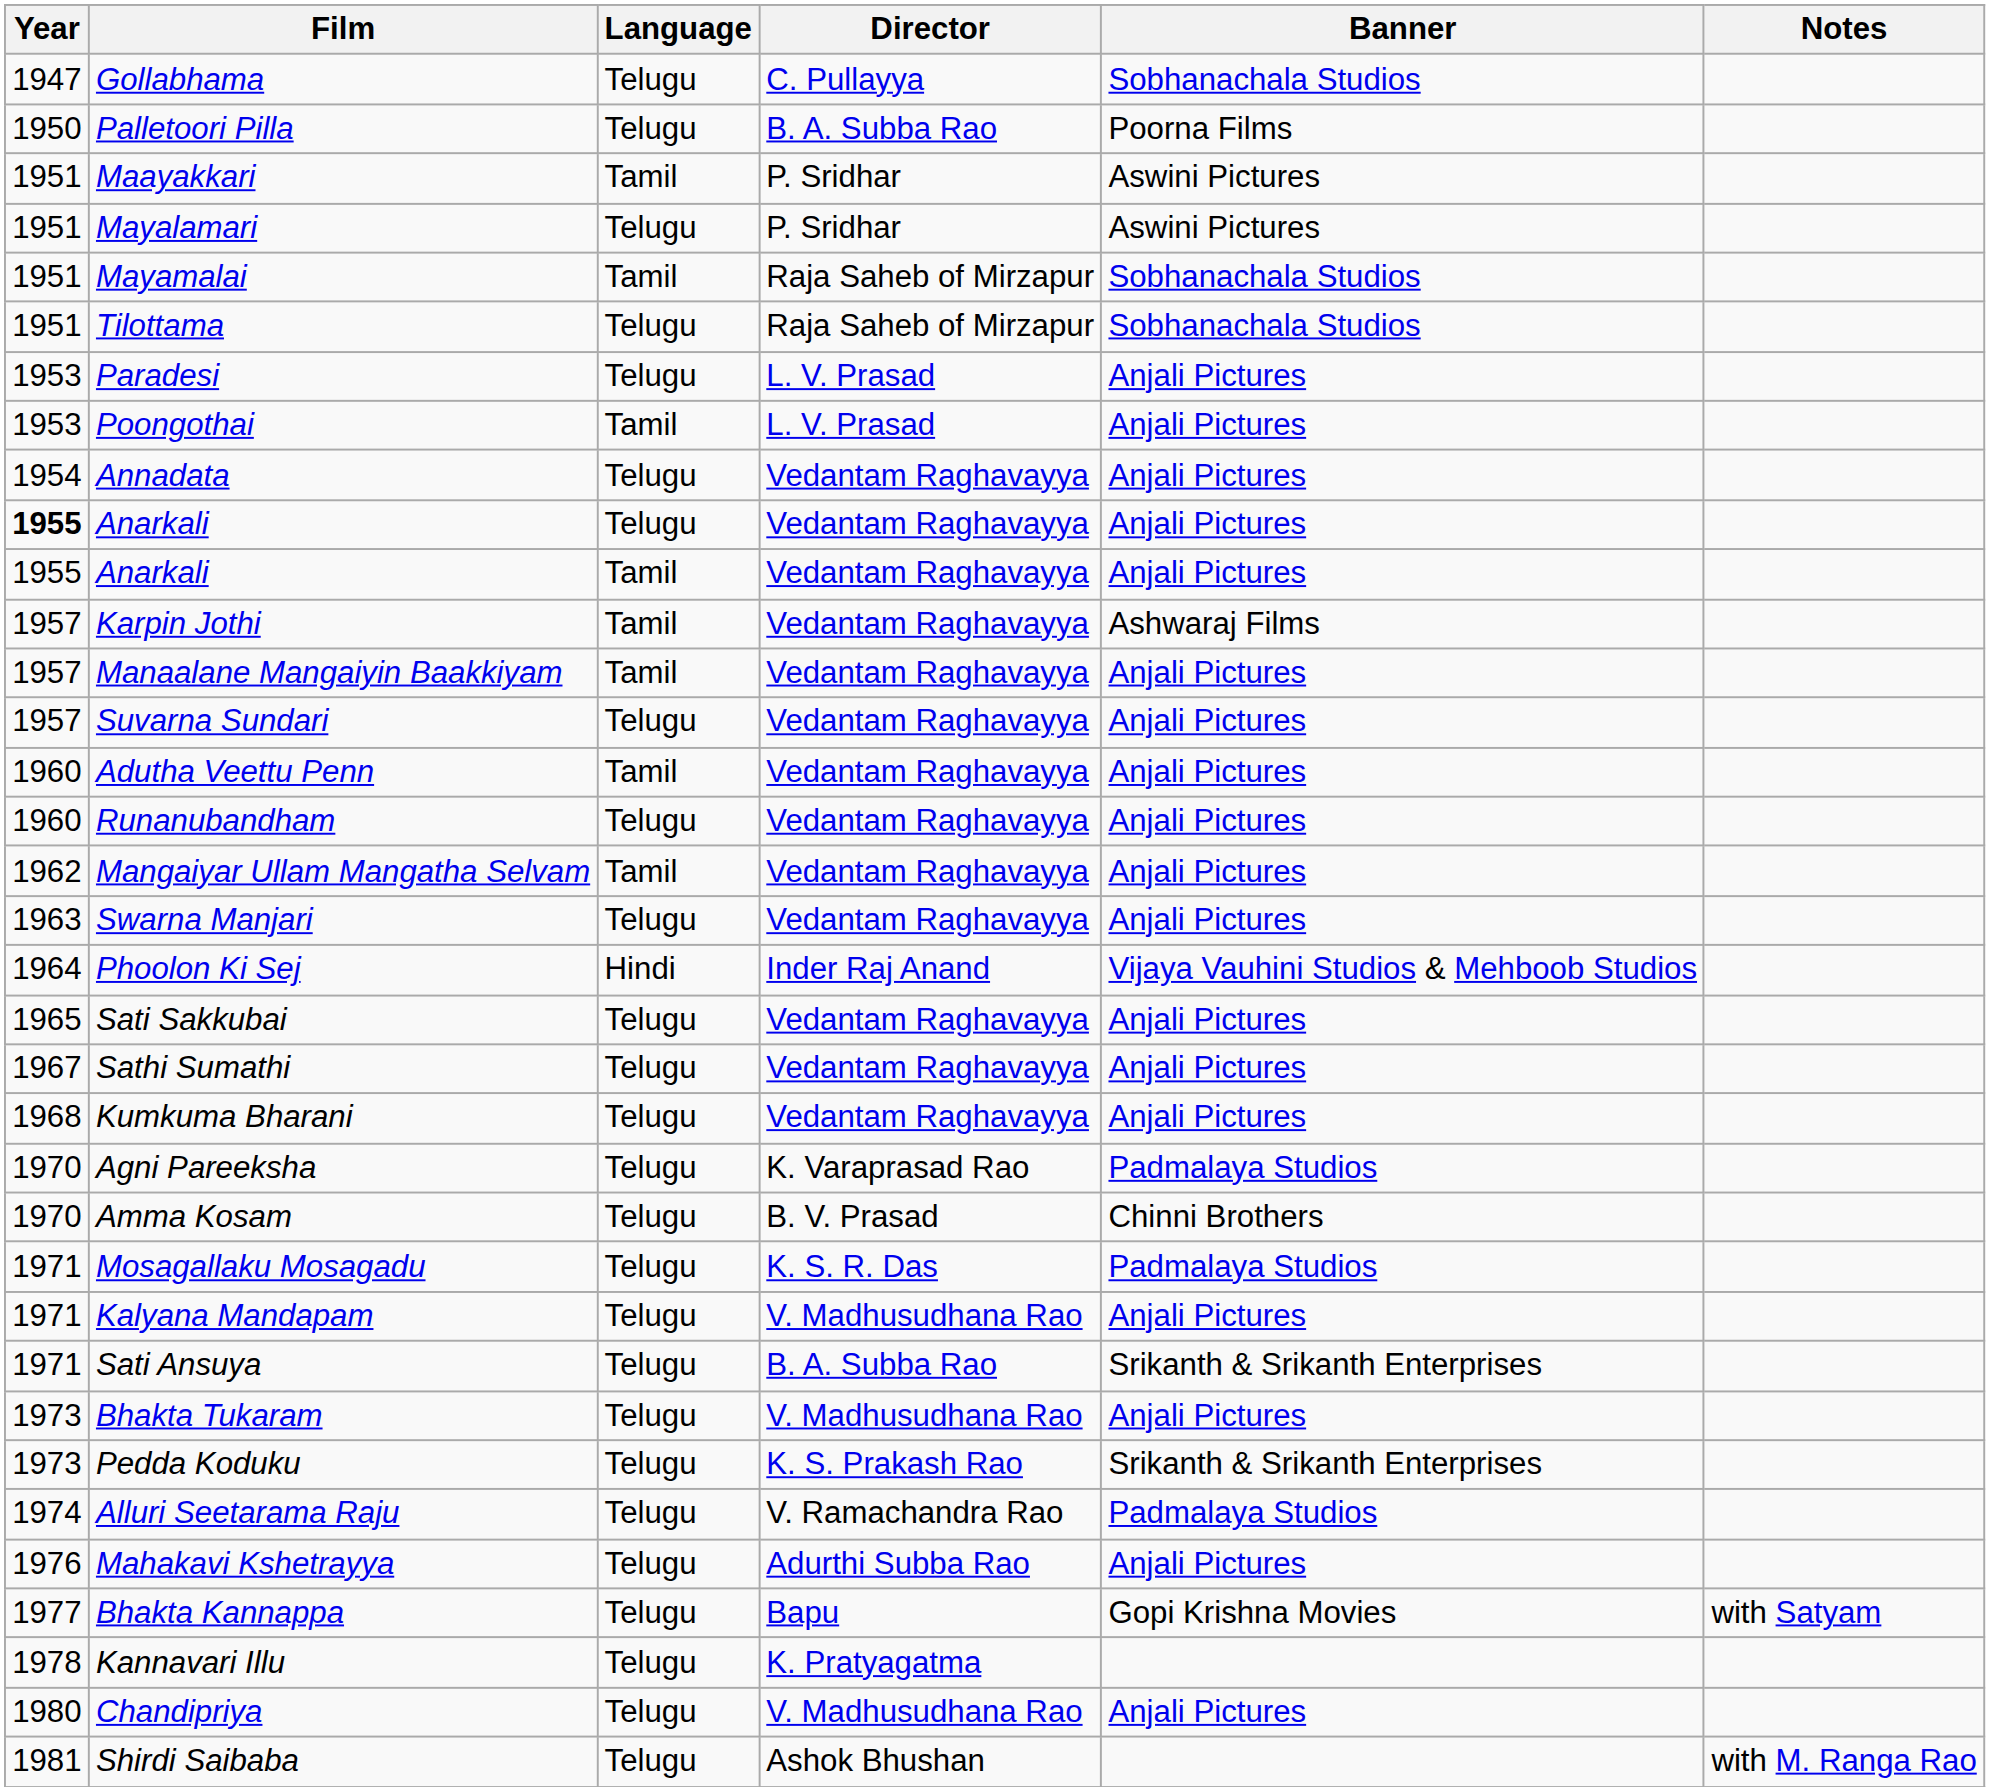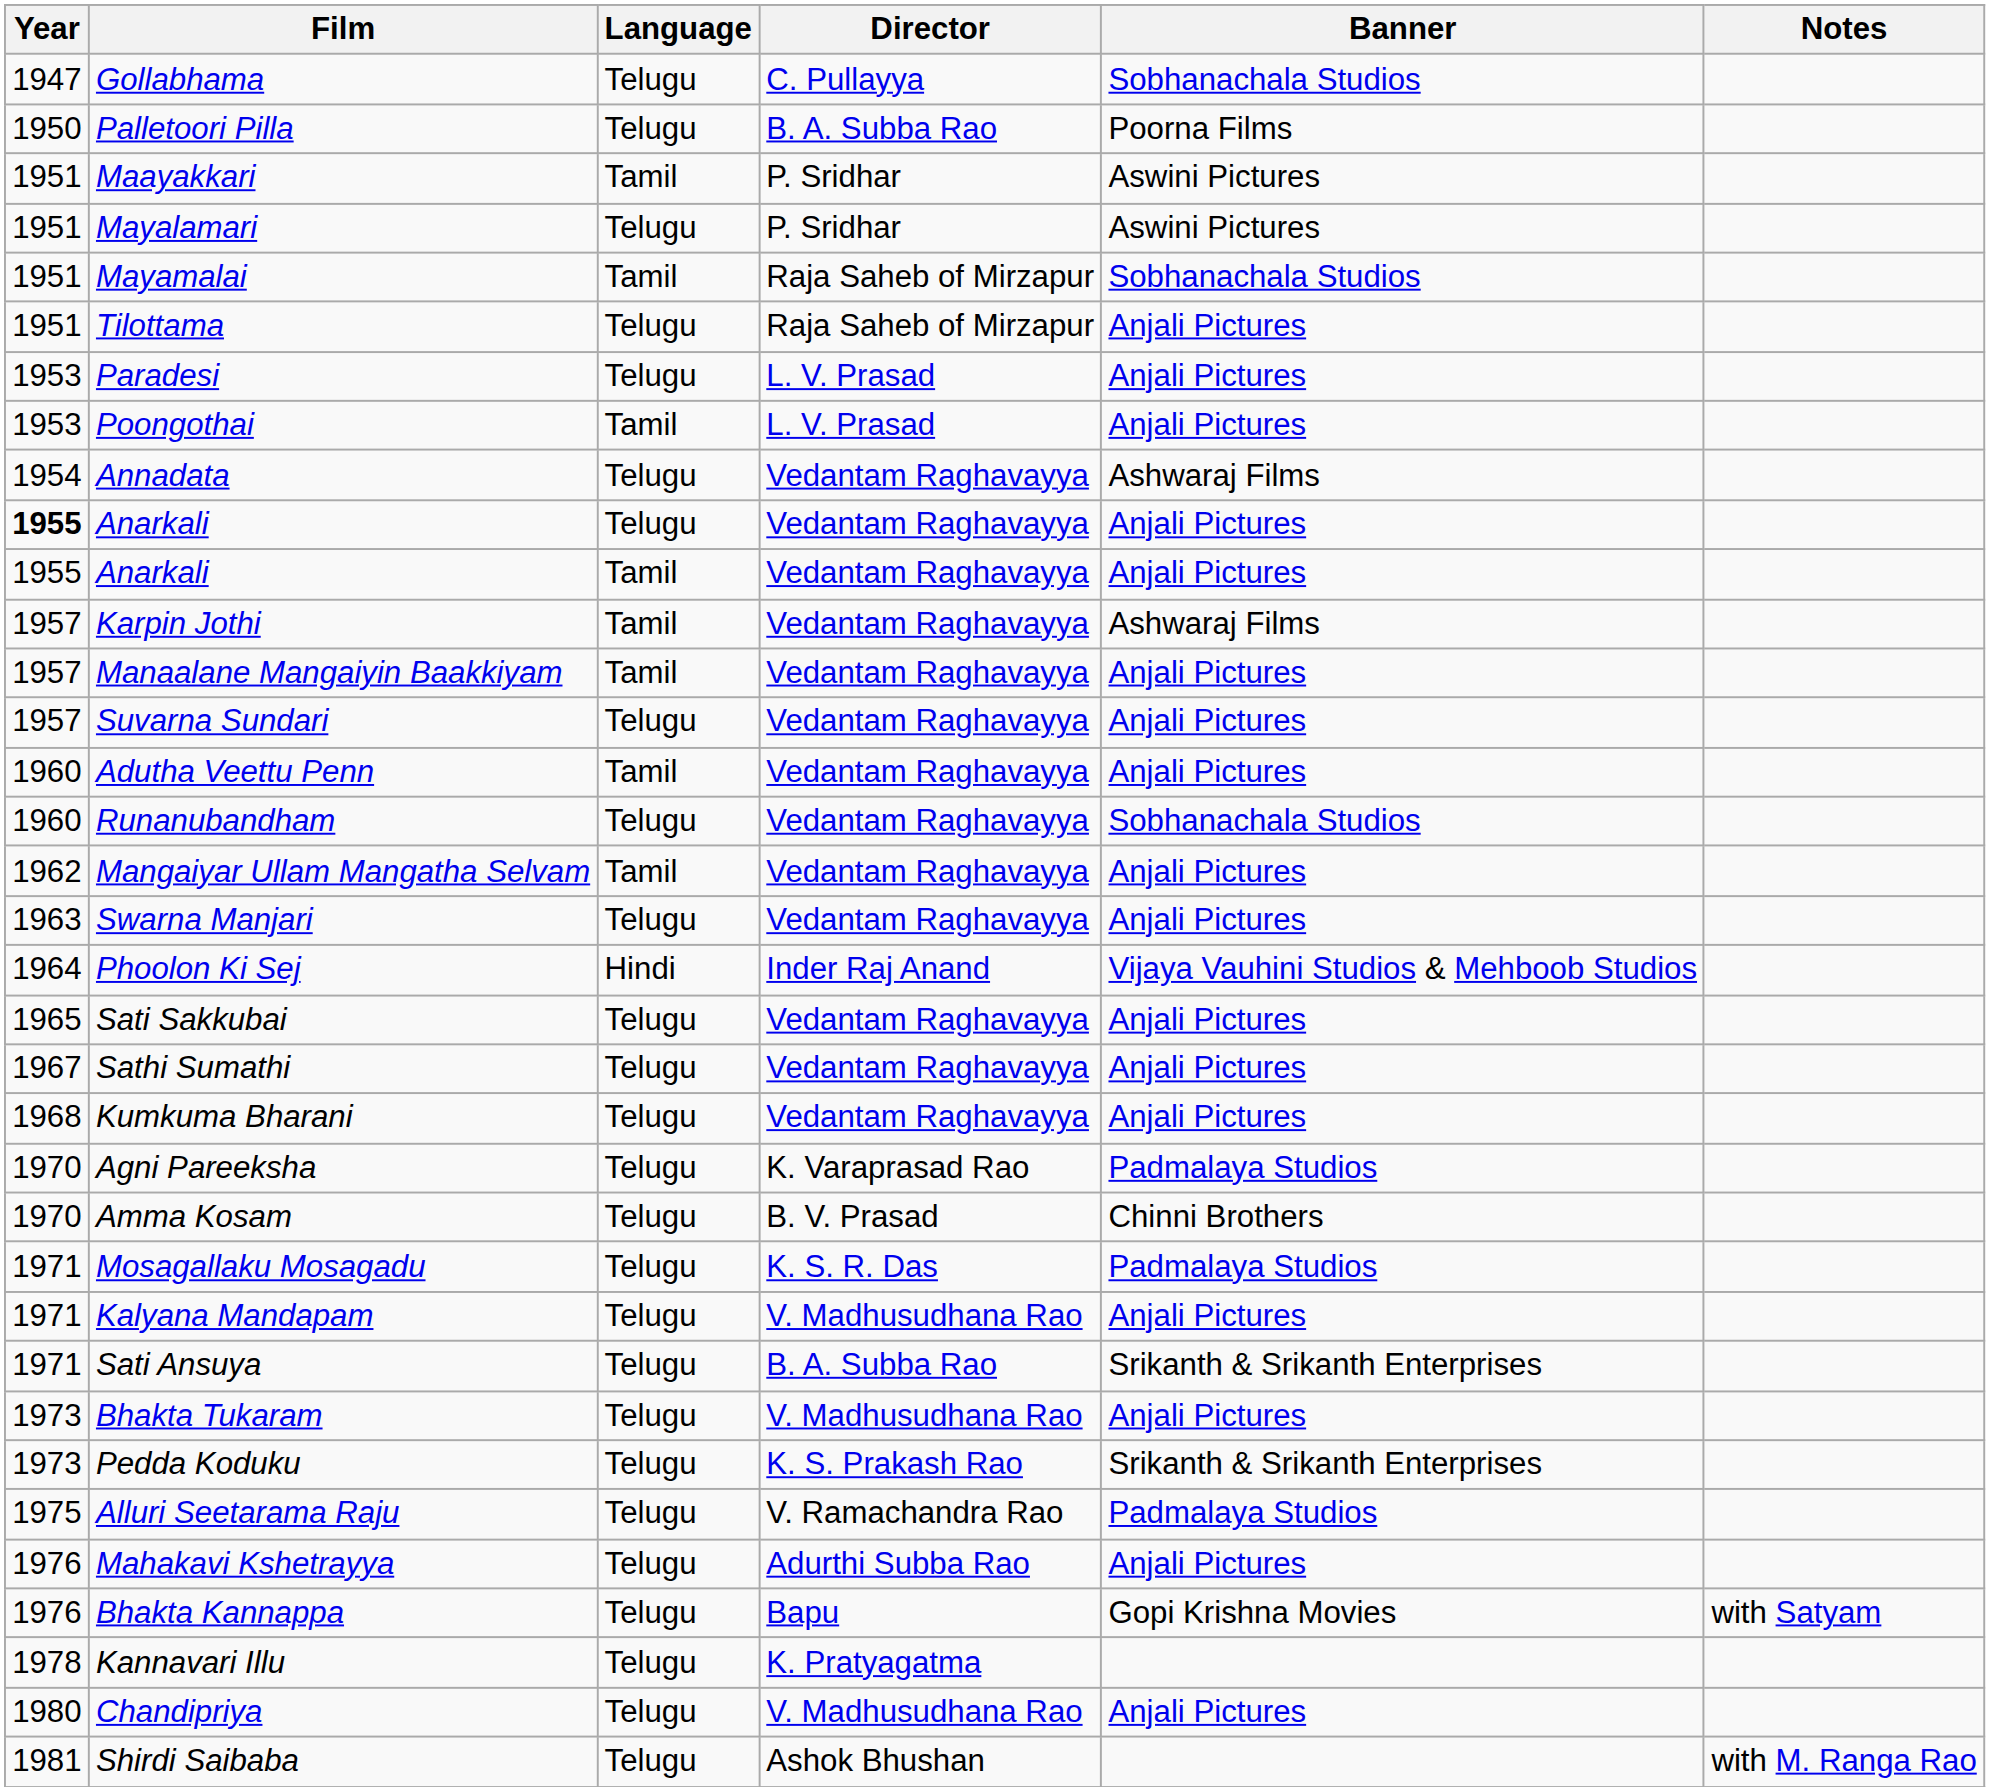(1265, 326) Sobhanachala Studios -> (1207, 326) Anjali Pictures
(1207, 474) Anjali Pictures -> (1214, 474) Ashwaraj Films
(1207, 820) Anjali Pictures -> (1265, 820) Sobhanachala Studios
(47, 1513) 1974 -> (47, 1513) 1975
(47, 1612) 1977 -> (47, 1612) 1976
